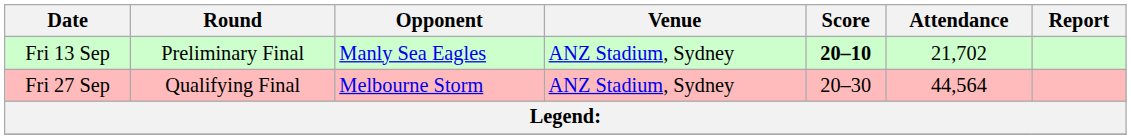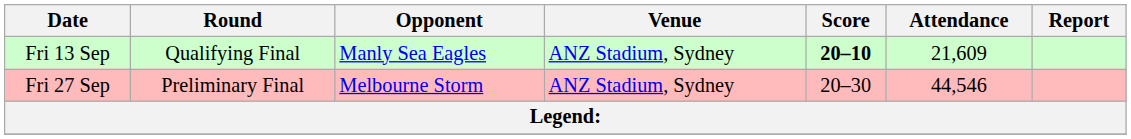(233, 52) Preliminary Final -> (233, 52) Qualifying Final
(959, 52) 21,702 -> (959, 52) 21,609
(233, 85) Qualifying Final -> (233, 85) Preliminary Final
(959, 85) 44,564 -> (959, 85) 44,546
